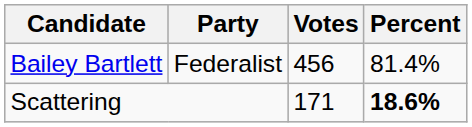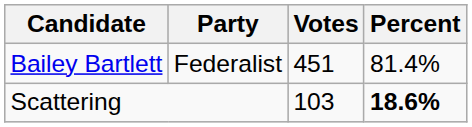(314, 63) 456 -> (314, 63) 451
(314, 102) 171 -> (314, 102) 103
